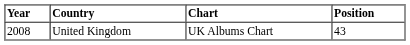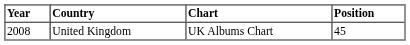(340, 31) 43 -> (340, 31) 45
